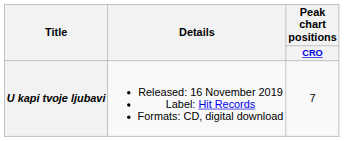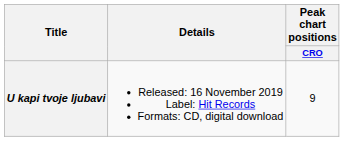(313, 98) 7 -> (313, 98) 9
